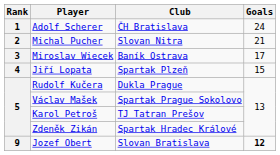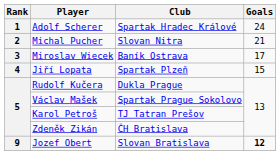(153, 26) ČH Bratislava -> (177, 26) Spartak Hradec Králové
(177, 129) Spartak Hradec Králové -> (153, 129) ČH Bratislava
